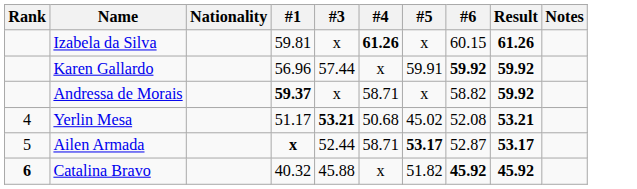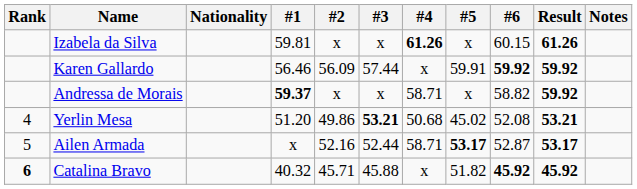+ column: (337, 17)
(293, 68) 56.96 -> (293, 68) 56.46
(293, 119) 51.17 -> (293, 119) 51.20
(293, 145) bold -> (293, 145) normal
